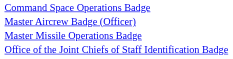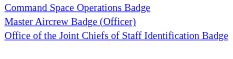- row: (73, 36)
